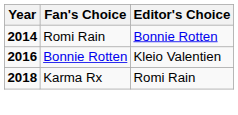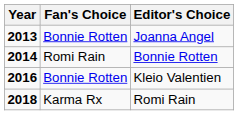+ row: (174, 36)
